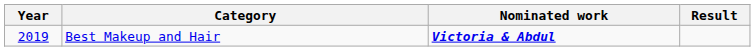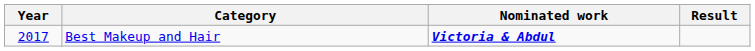(33, 36) 2019 -> (33, 36) 2017
